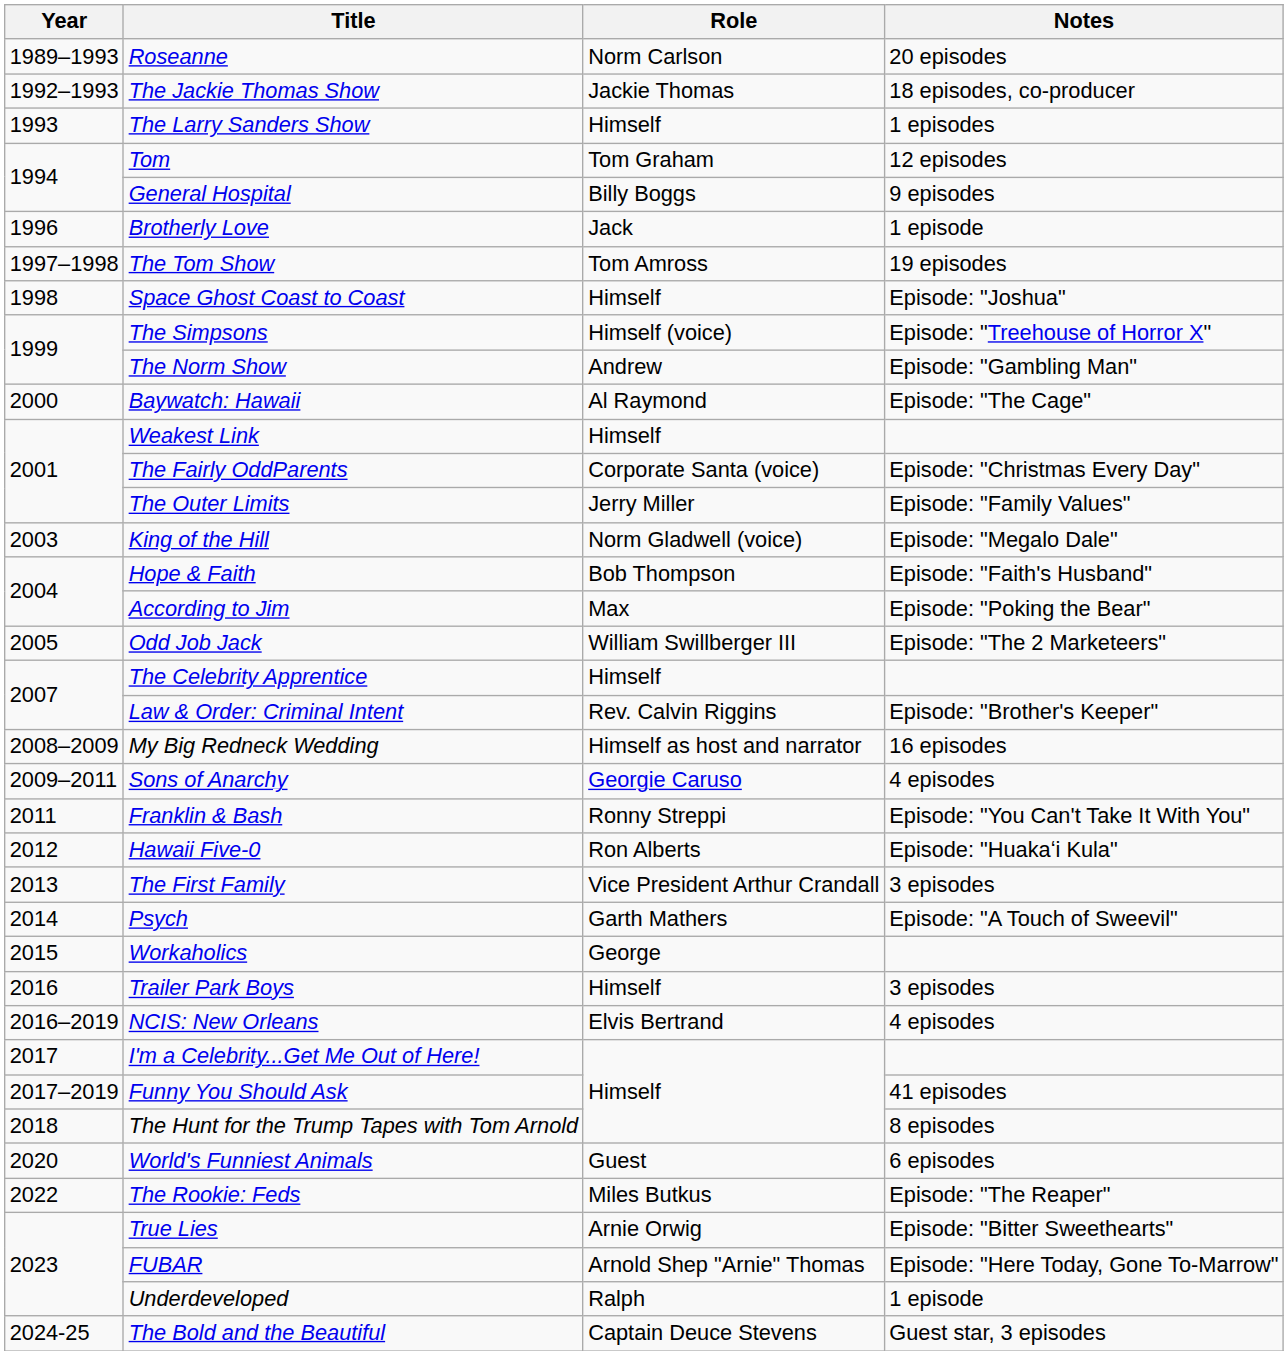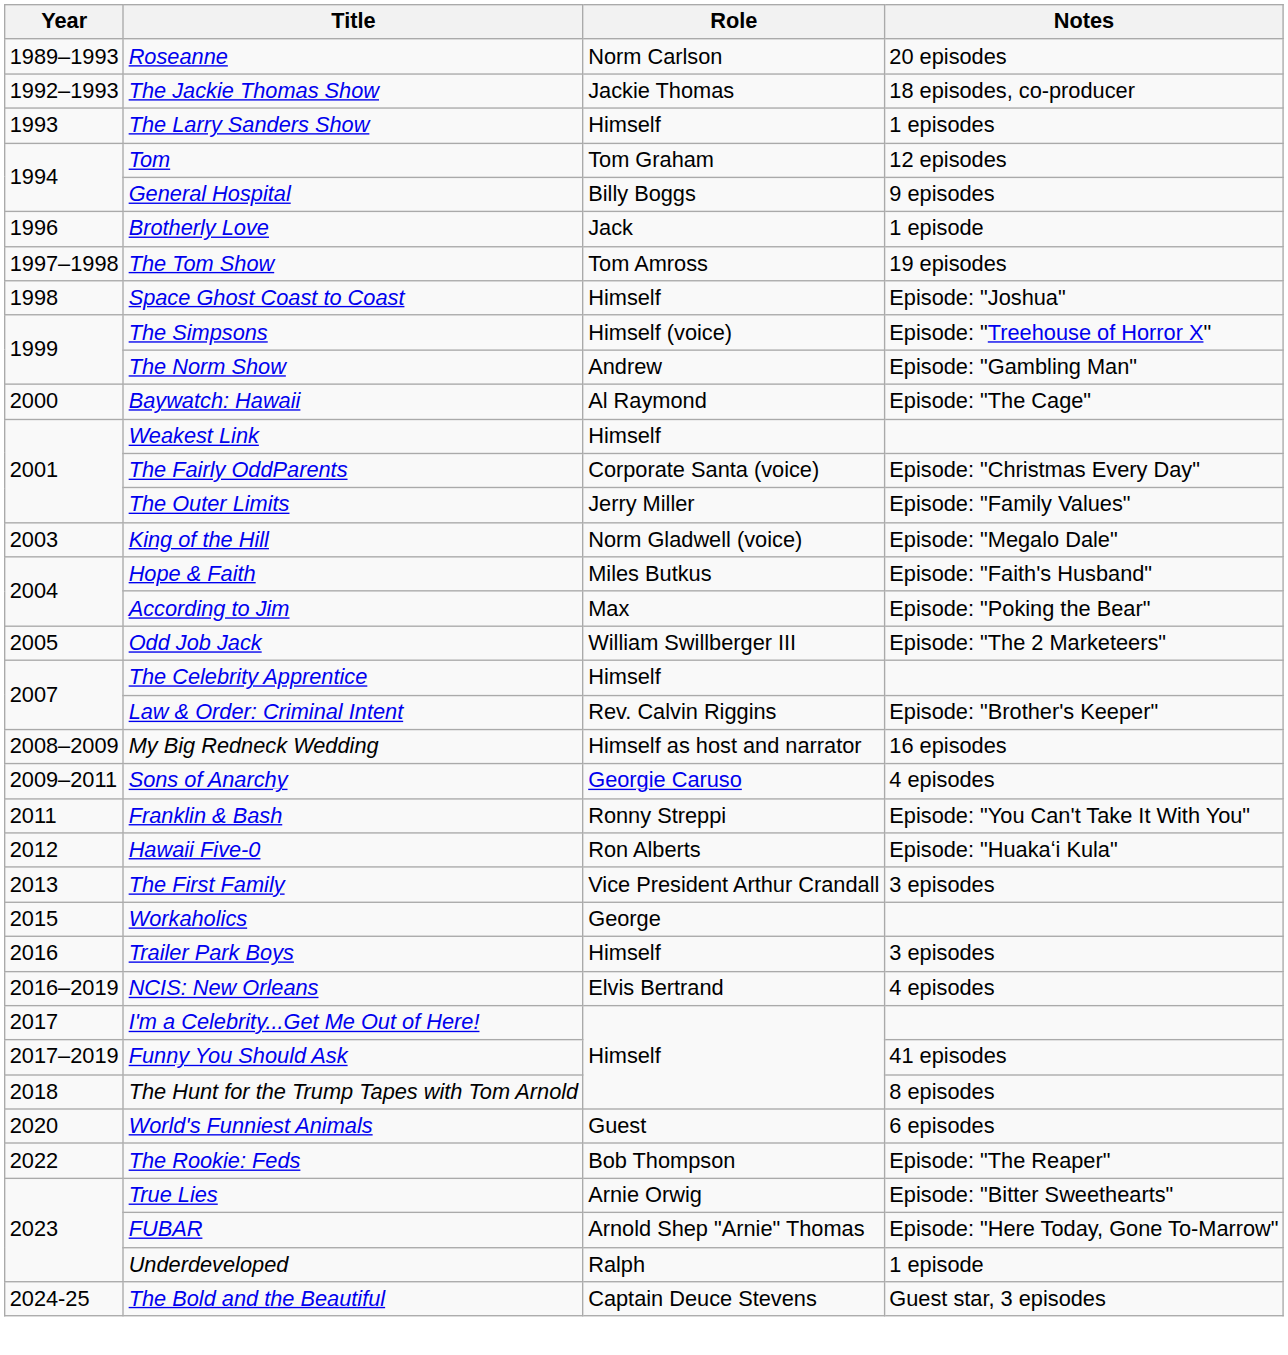(662, 573) Bob Thompson -> (650, 573) Miles Butkus
- row: (158, 919)
(650, 1195) Miles Butkus -> (662, 1160) Bob Thompson
